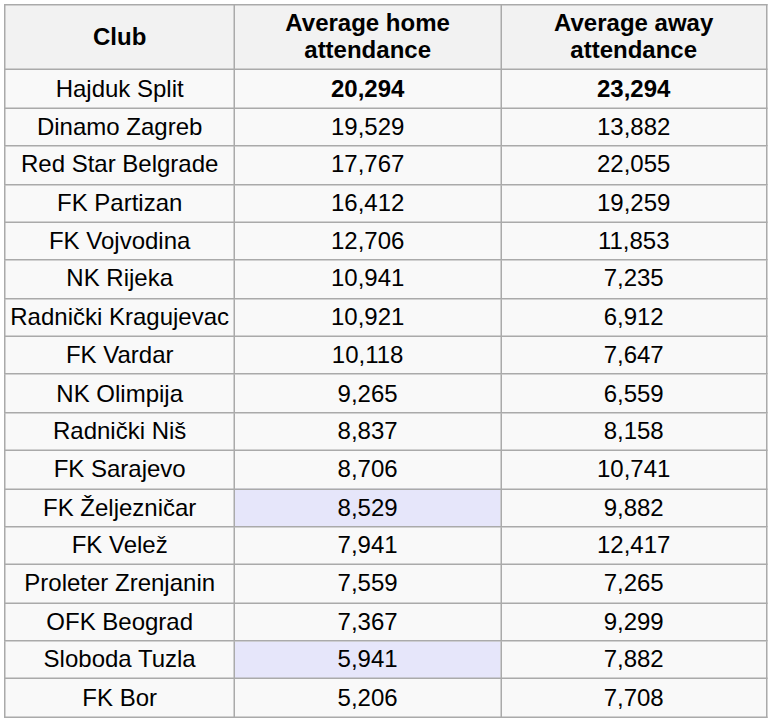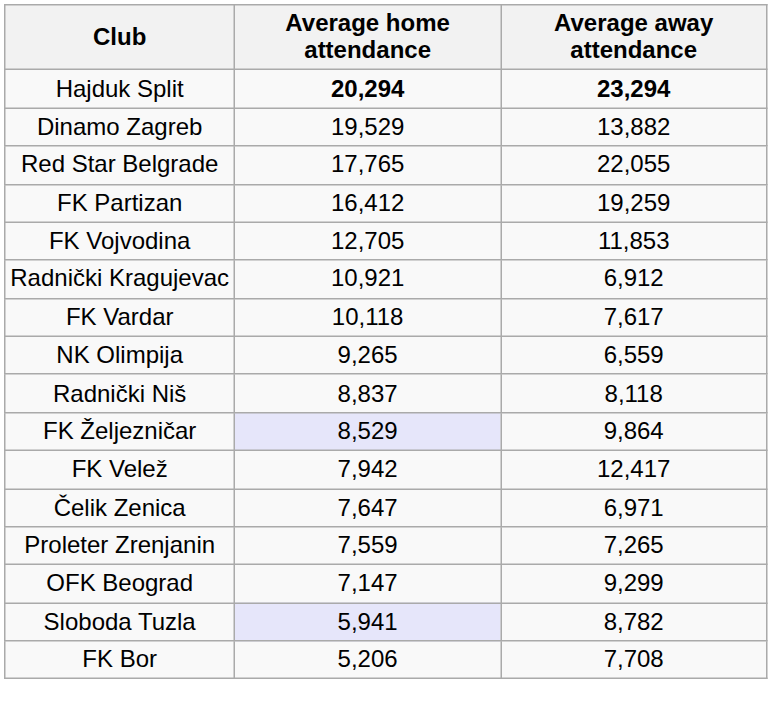(368, 164) 17,767 -> (368, 164) 17,765
(368, 240) 12,706 -> (368, 240) 12,705
- row: (120, 278)
(634, 355) 7,647 -> (634, 316) 7,617
(634, 431) 8,158 -> (634, 393) 8,118
- row: (120, 469)
(634, 507) 9,882 -> (634, 431) 9,864
(368, 545) 7,941 -> (368, 469) 7,942
+ row: (120, 507)
(368, 621) 7,367 -> (368, 583) 7,147
(634, 659) 7,882 -> (634, 621) 8,782
